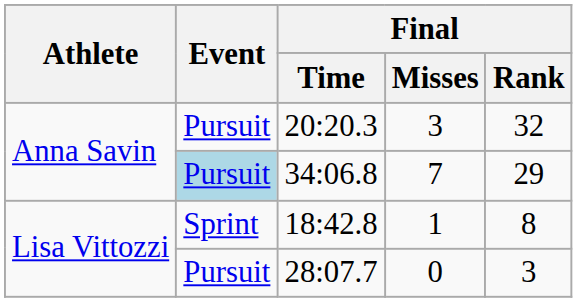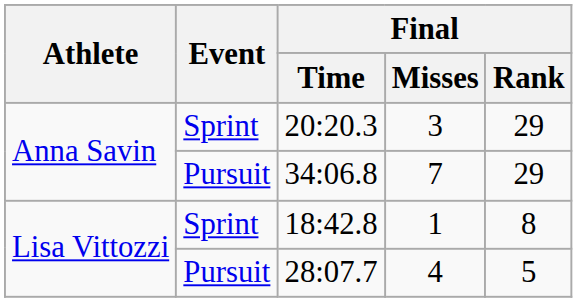(227, 126) Pursuit -> (221, 126) Sprint
(529, 126) 32 -> (529, 126) 29
(227, 175) lightblue background -> (227, 175) no background
(435, 272) 0 -> (435, 272) 4
(529, 272) 3 -> (529, 272) 5
